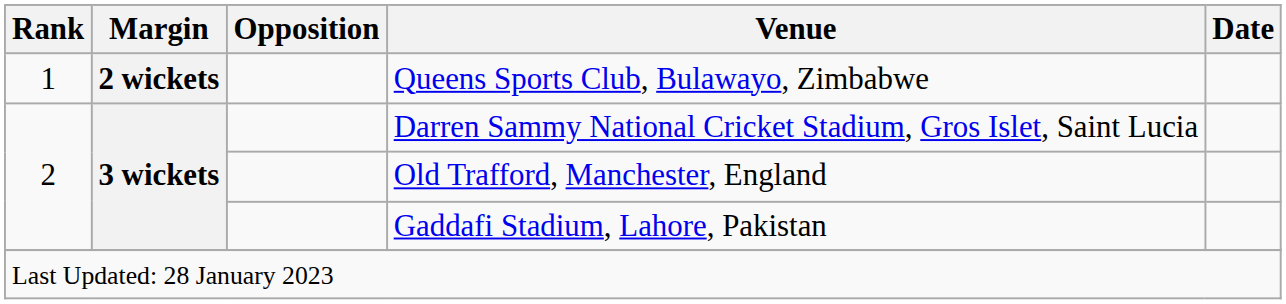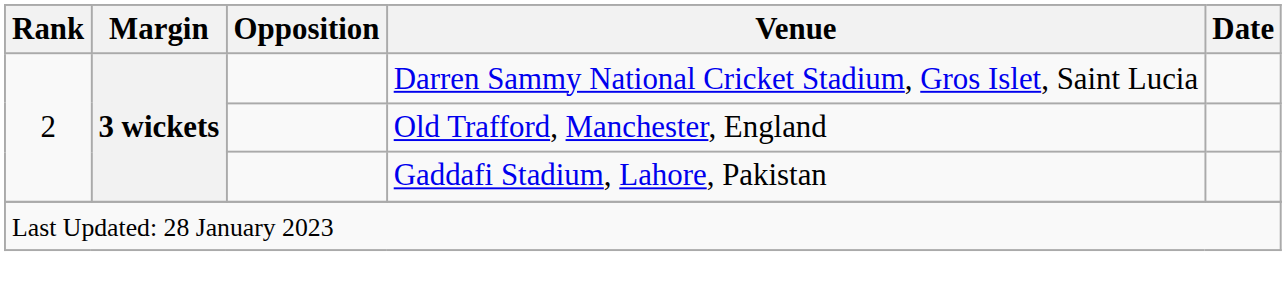- row: (661, 77)
